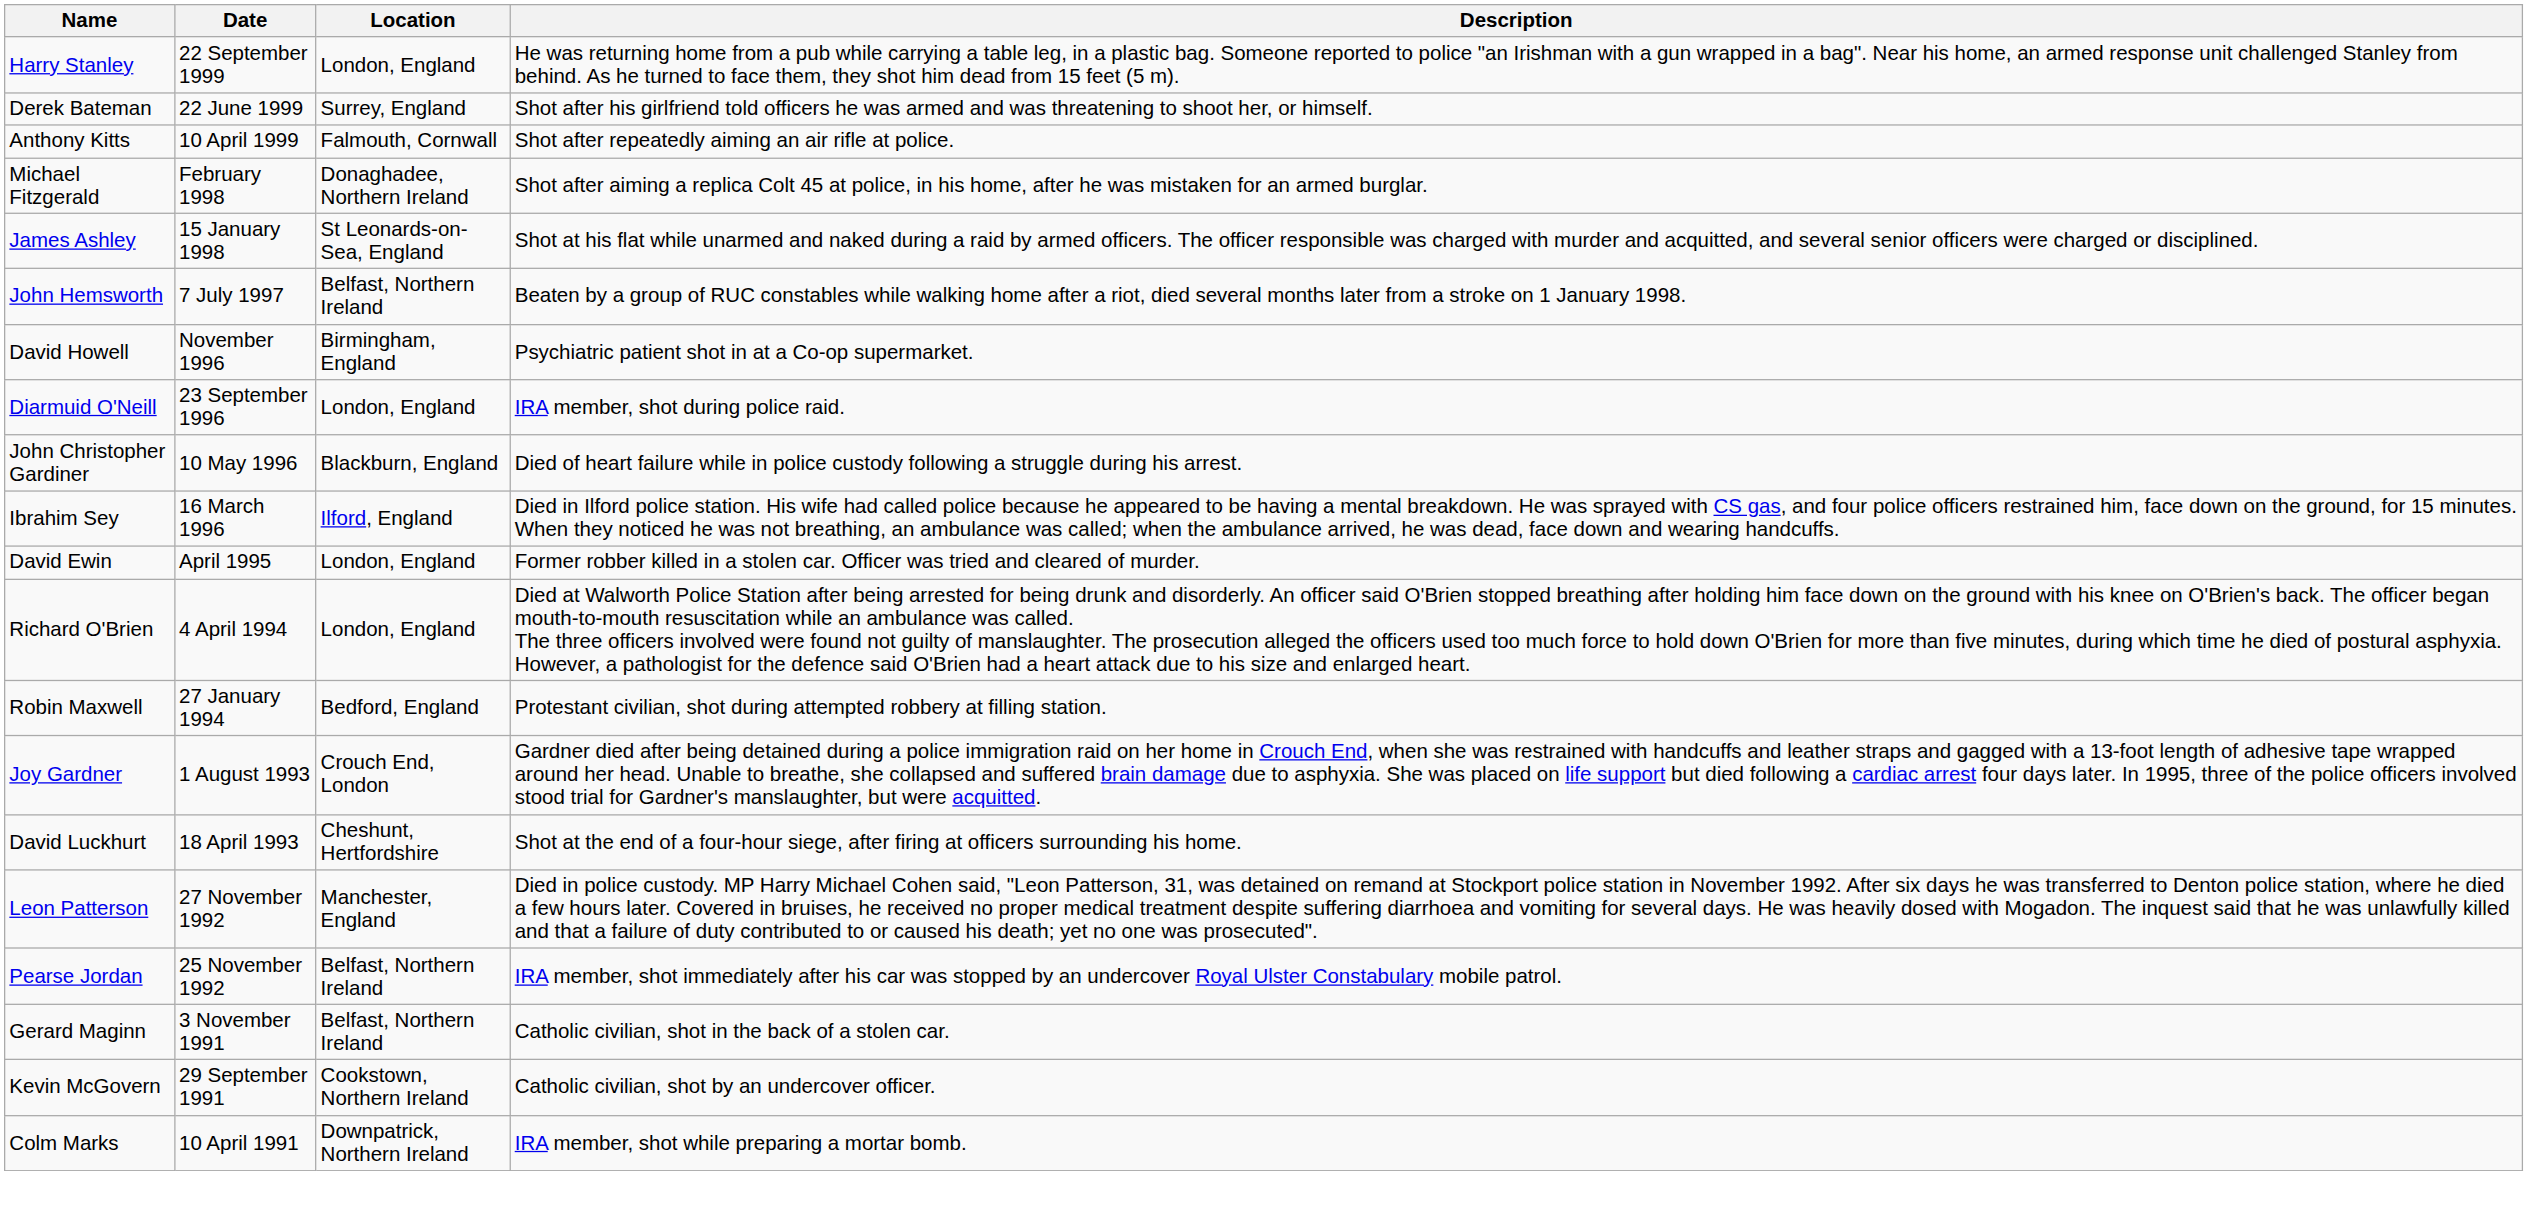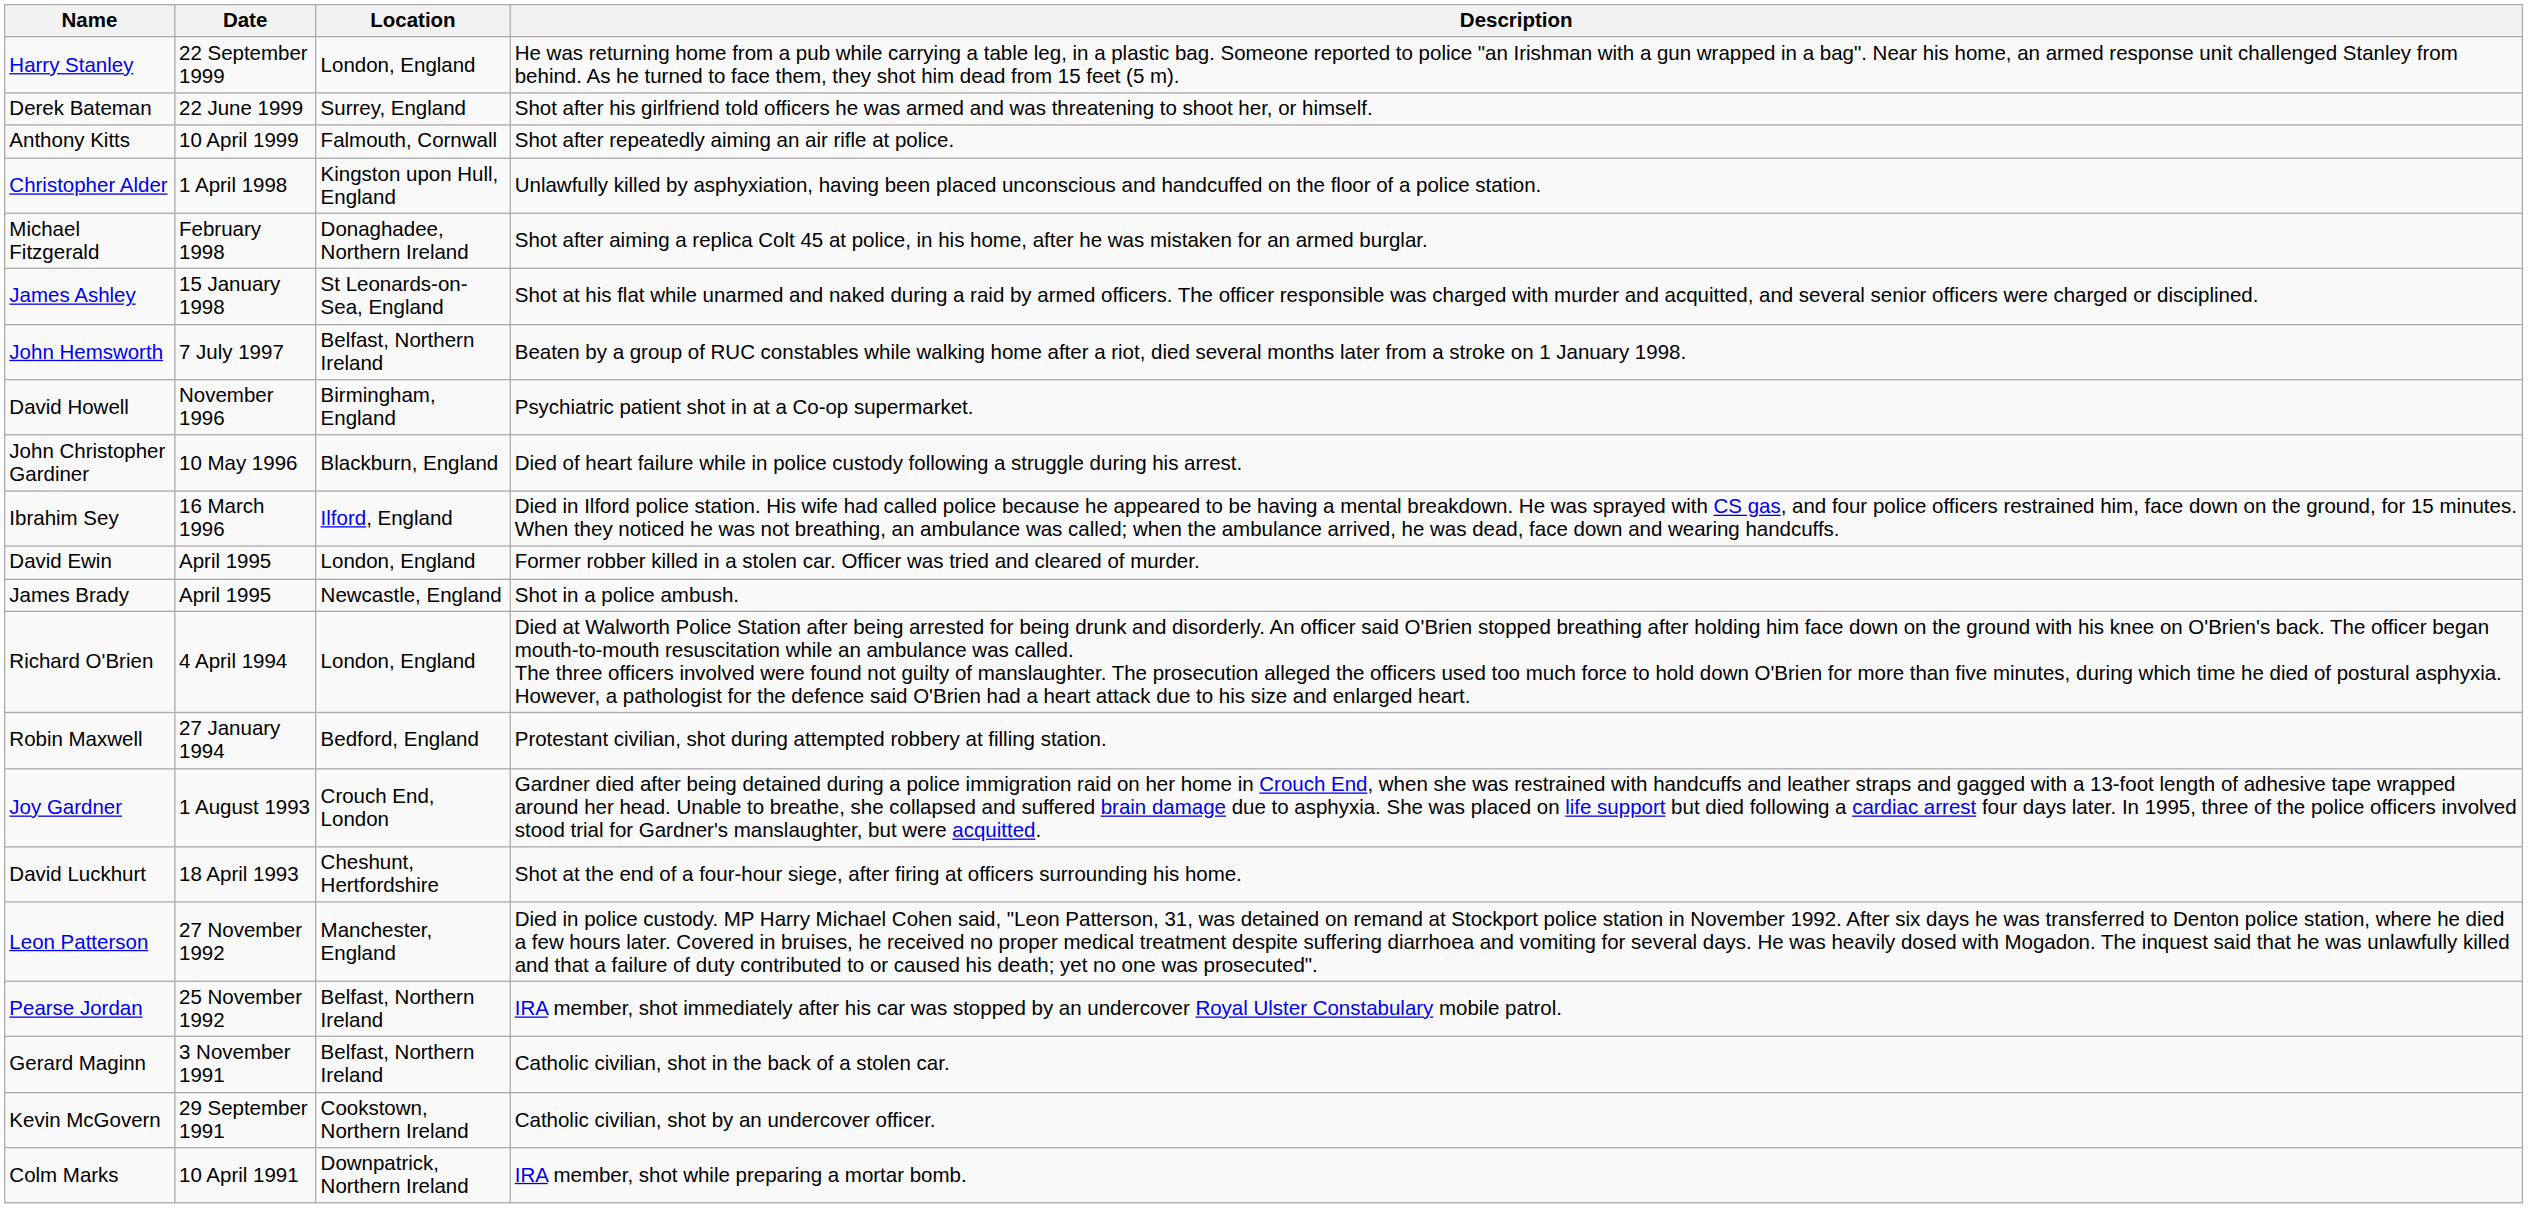+ row: (88, 185)
- row: (83, 407)
+ row: (69, 594)
